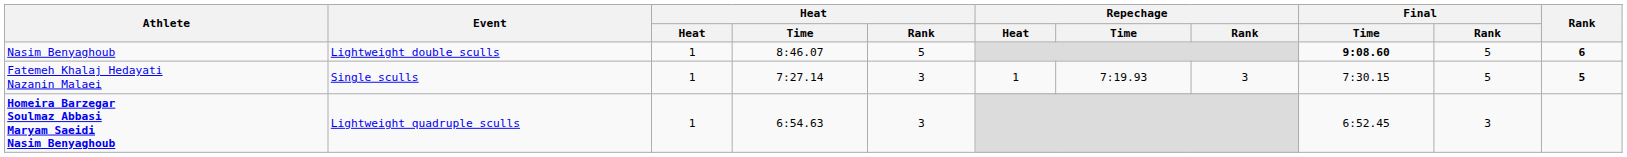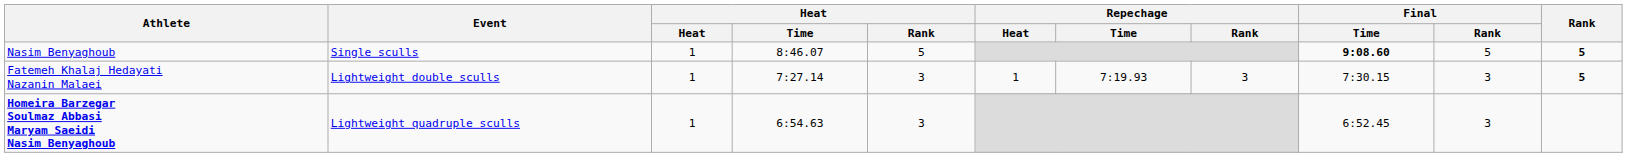(415, 51) Lightweight double sculls -> (375, 51) Single sculls
(1582, 51) 6 -> (1582, 51) 5
(375, 77) Single sculls -> (415, 77) Lightweight double sculls
(1488, 77) 5 -> (1488, 77) 3
